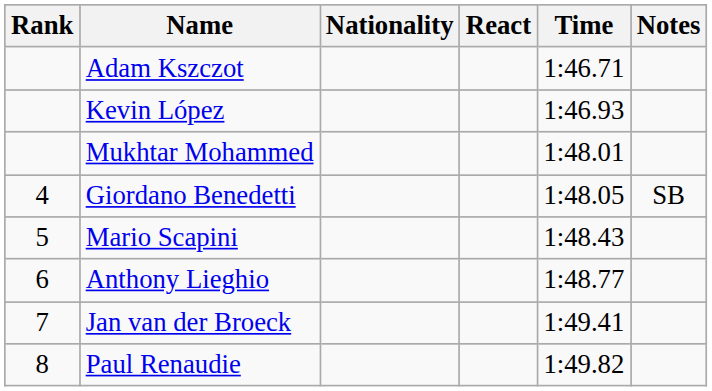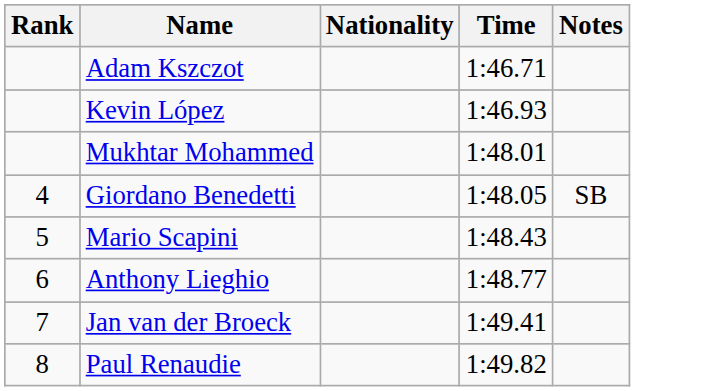- column: (498, 25)
